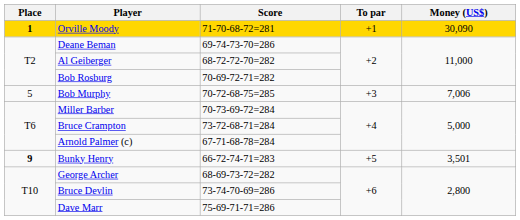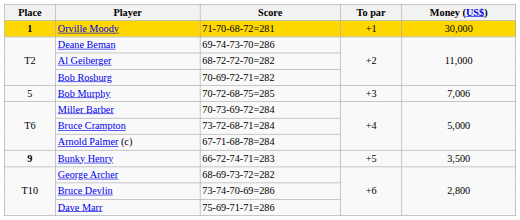(459, 28) 30,090 -> (459, 28) 30,000
(459, 158) 3,501 -> (459, 158) 3,500
